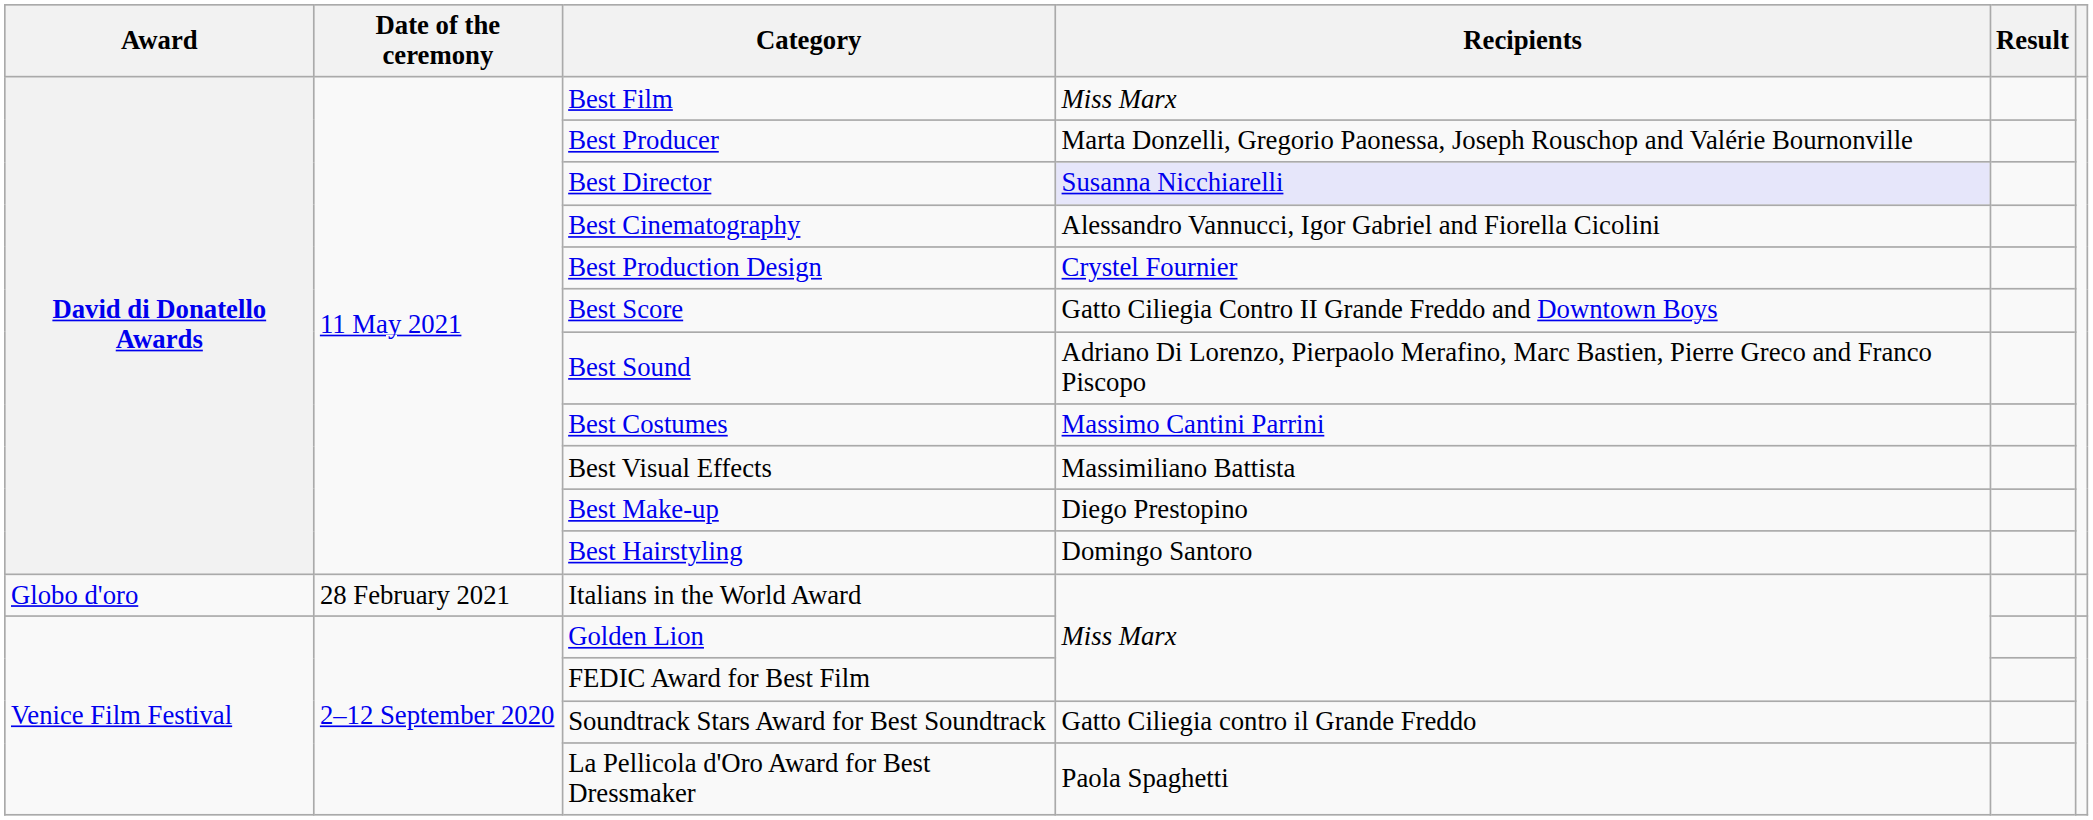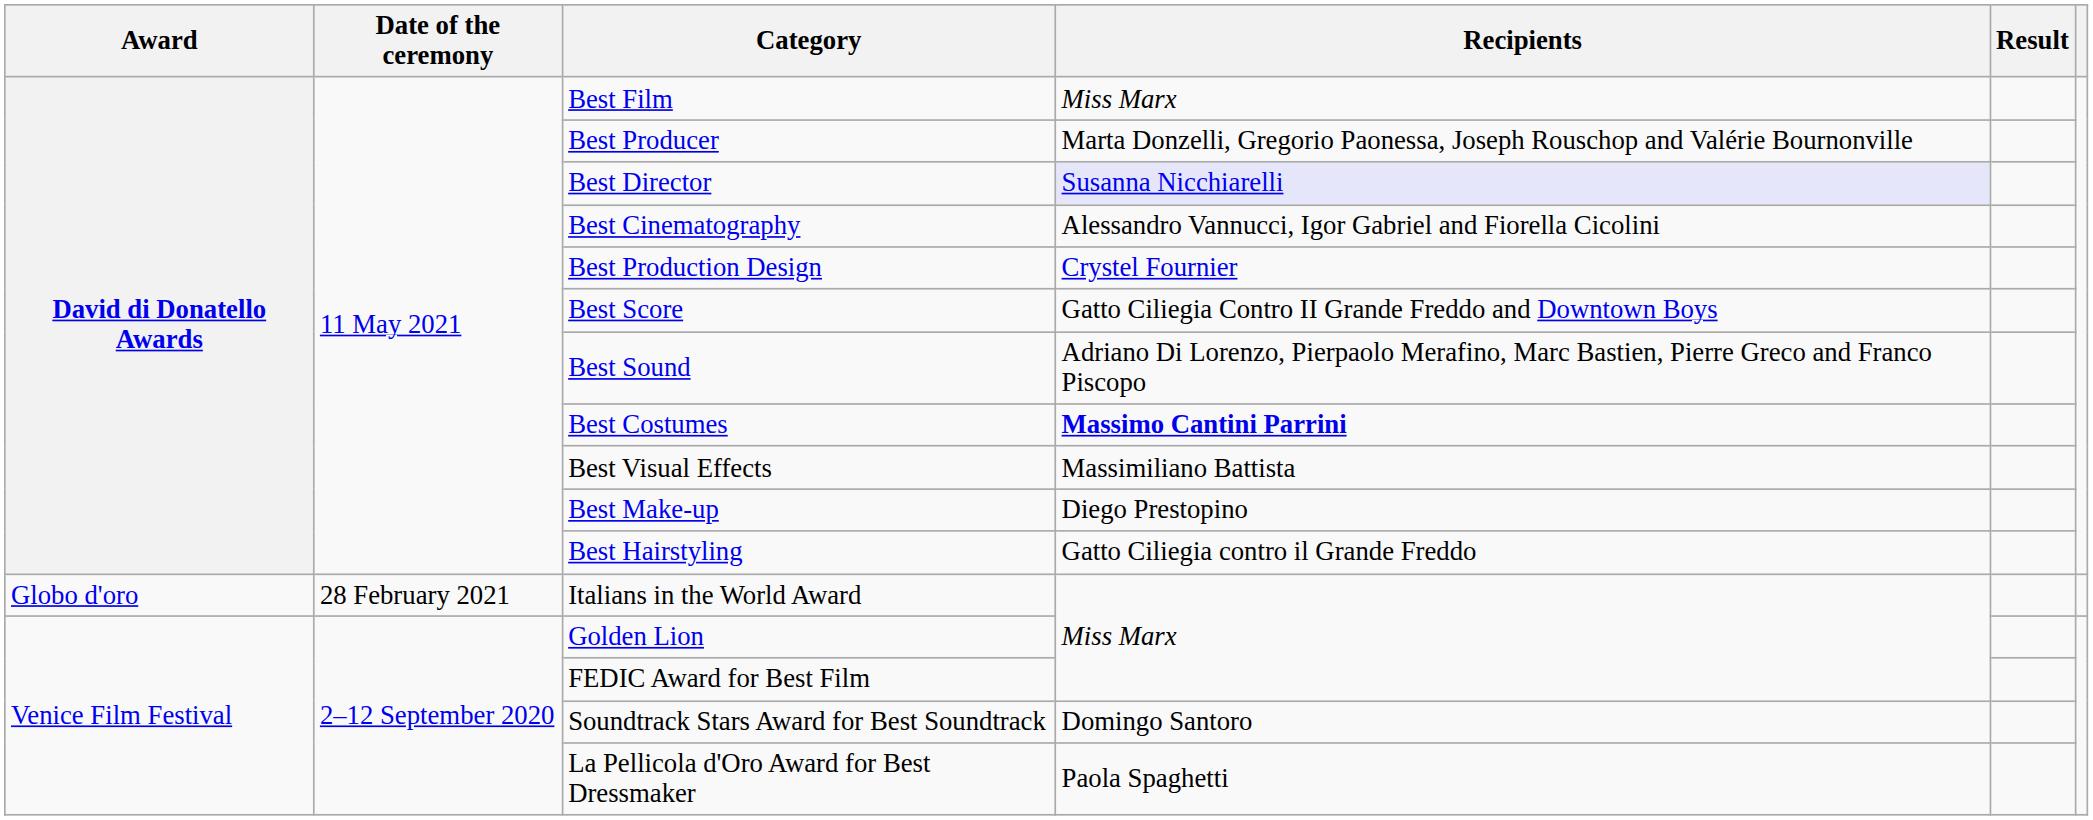(1193, 424) normal -> (1204, 424) bold
(1157, 551) Domingo Santoro -> (1269, 551) Gatto Ciliegia contro il Grande Freddo
(1269, 721) Gatto Ciliegia contro il Grande Freddo -> (1157, 721) Domingo Santoro
